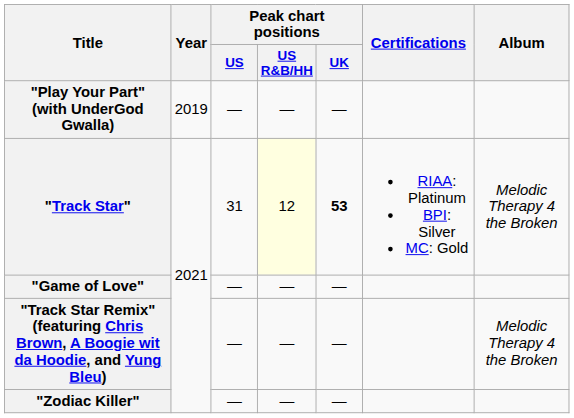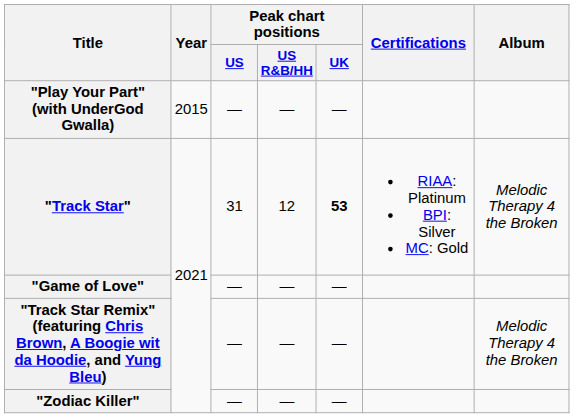(191, 109) 2019 -> (191, 109) 2015
(287, 206) lightyellow background -> (287, 206) no background
